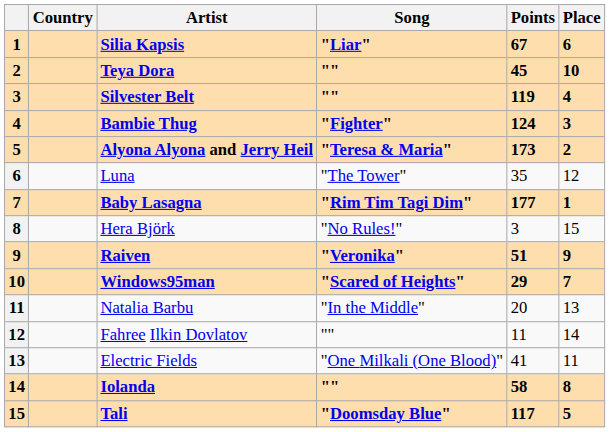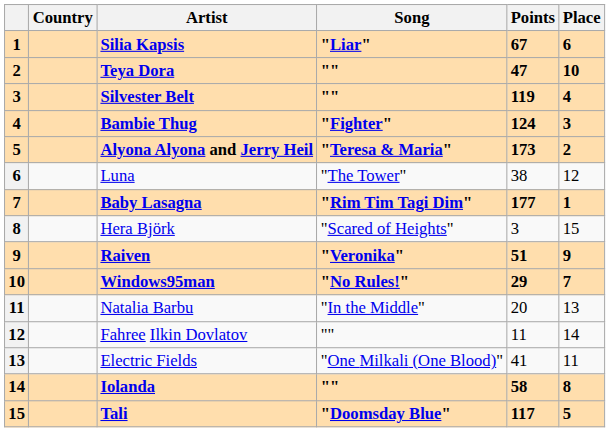(519, 70) 45 -> (519, 70) 47
(519, 176) 35 -> (519, 176) 38
(362, 228) "No Rules!" -> (387, 228) "Scared of Heights"
(393, 281) "Scared of Heights" -> (365, 281) "No Rules!"
